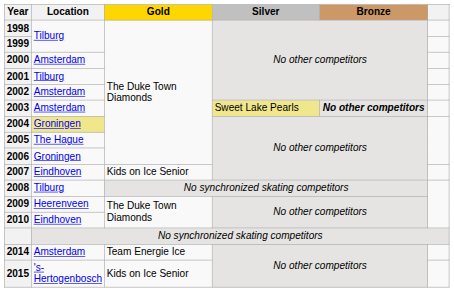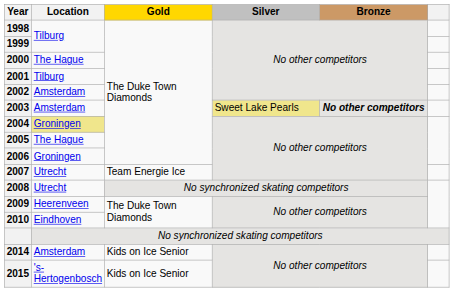(59, 60) Amsterdam -> (59, 60) The Hague
(58, 172) Eindhoven -> (50, 172) Utrecht
(148, 172) Kids on Ice Senior -> (146, 172) Team Energie Ice
(49, 188) Tilburg -> (50, 188) Utrecht
(146, 252) Team Energie Ice -> (148, 252) Kids on Ice Senior
